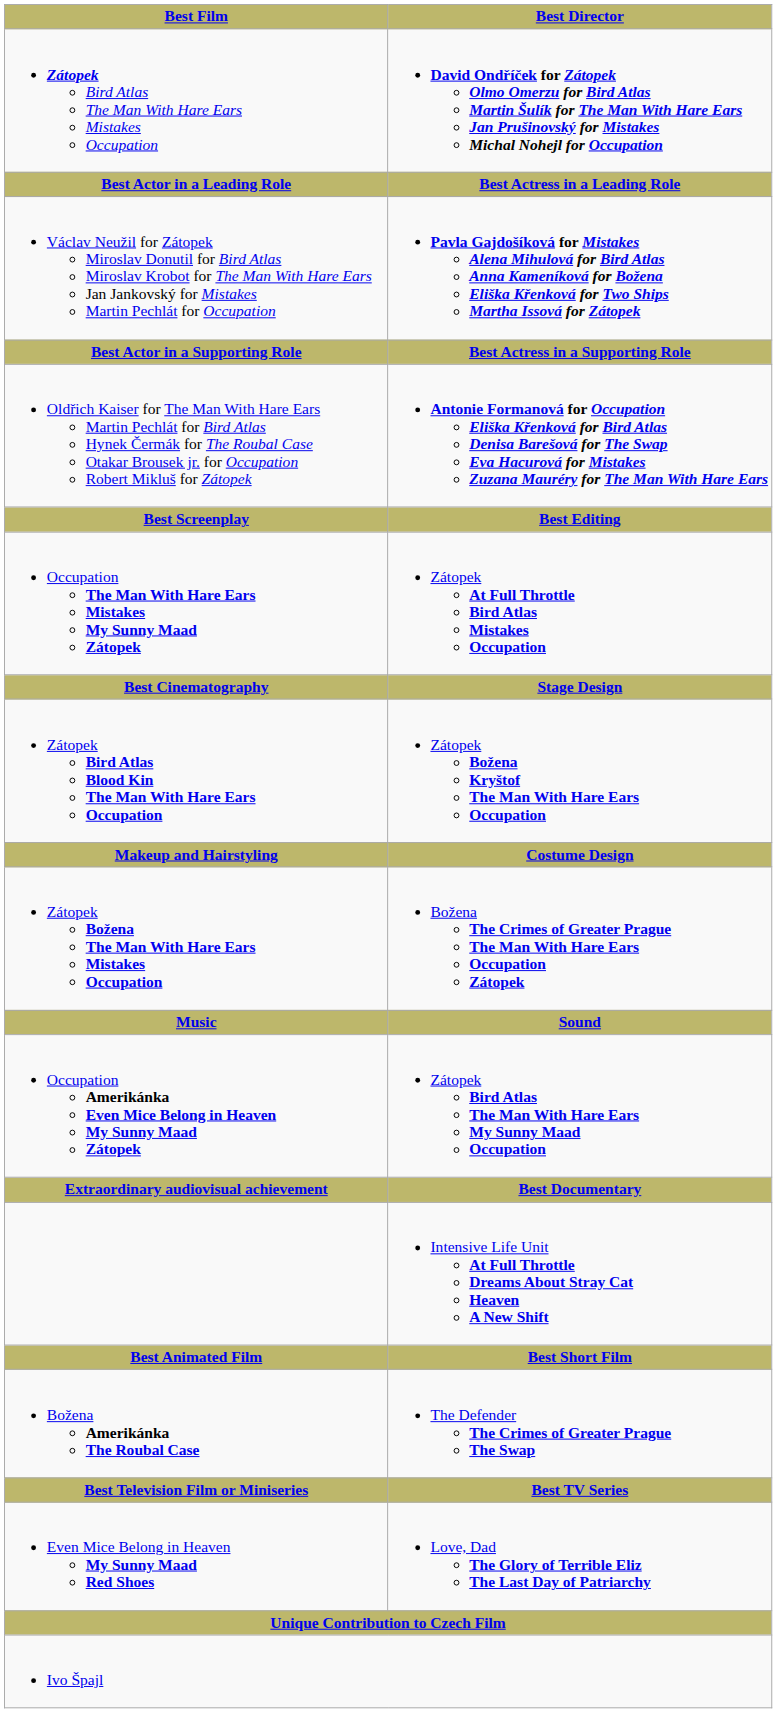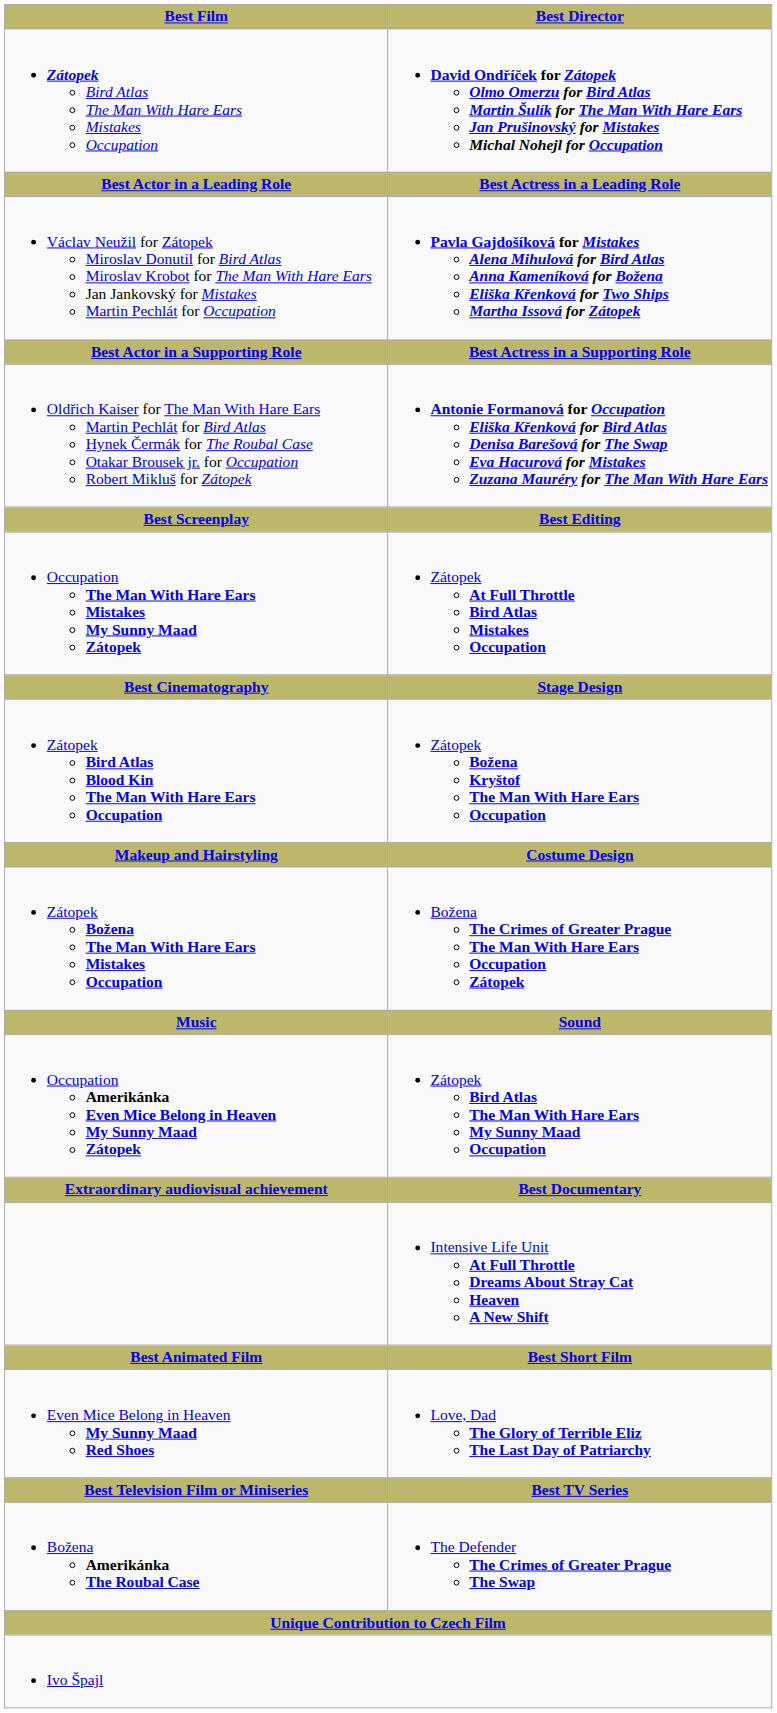rows swapped: (196, 1565) <-> (196, 1432)
